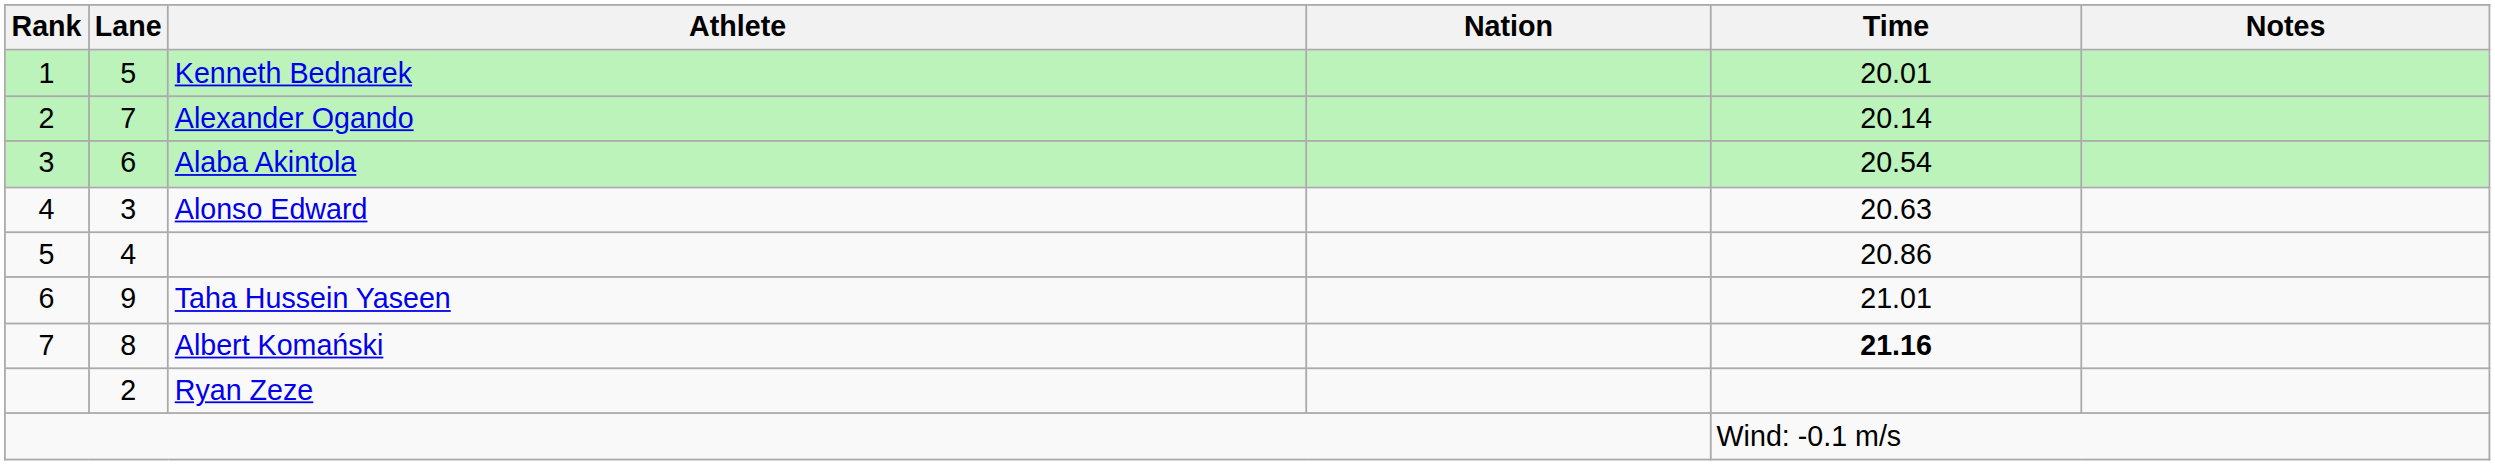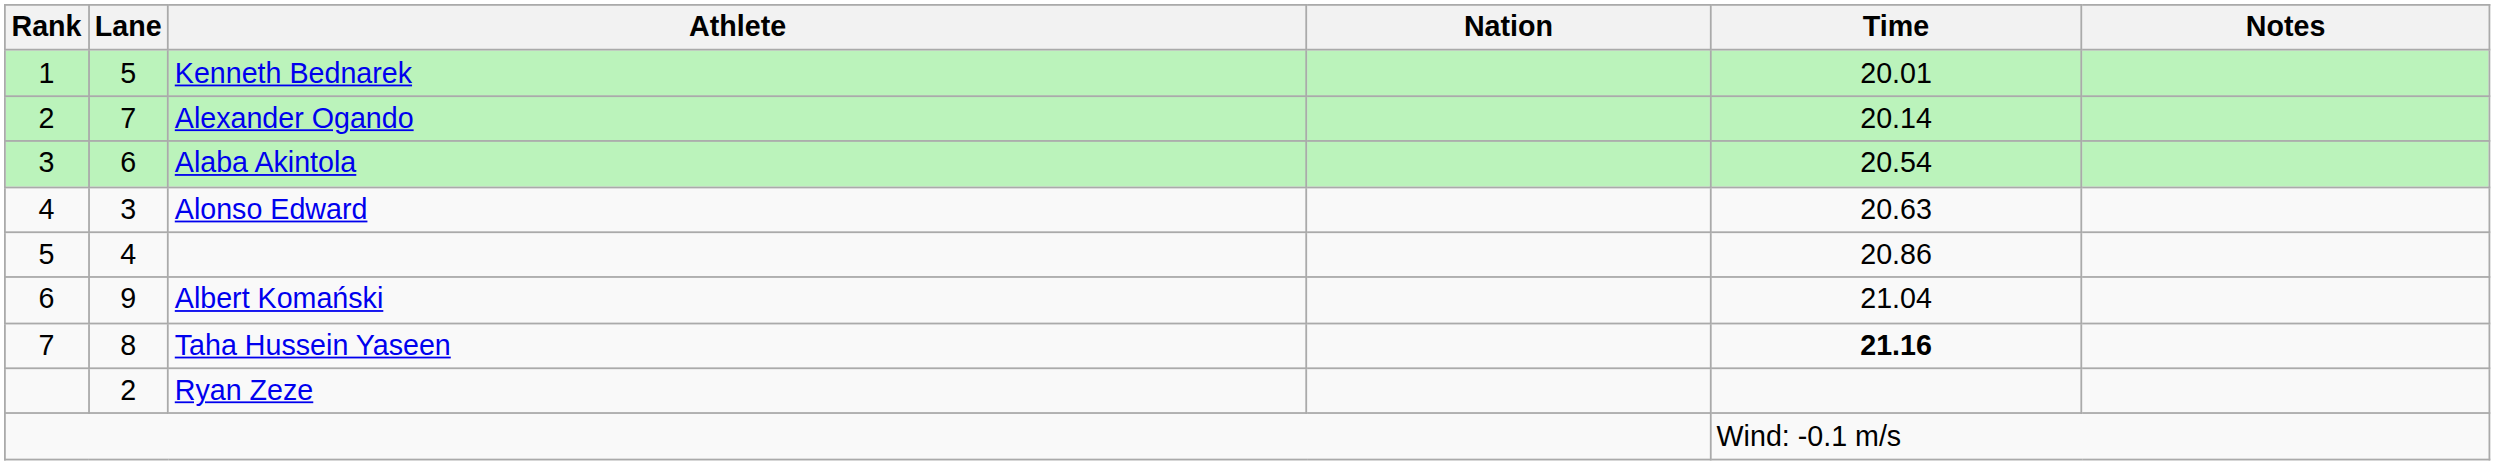(313, 299) Taha Hussein Yaseen -> (279, 299) Albert Komański
(1896, 299) 21.01 -> (1896, 299) 21.04
(279, 345) Albert Komański -> (313, 345) Taha Hussein Yaseen
